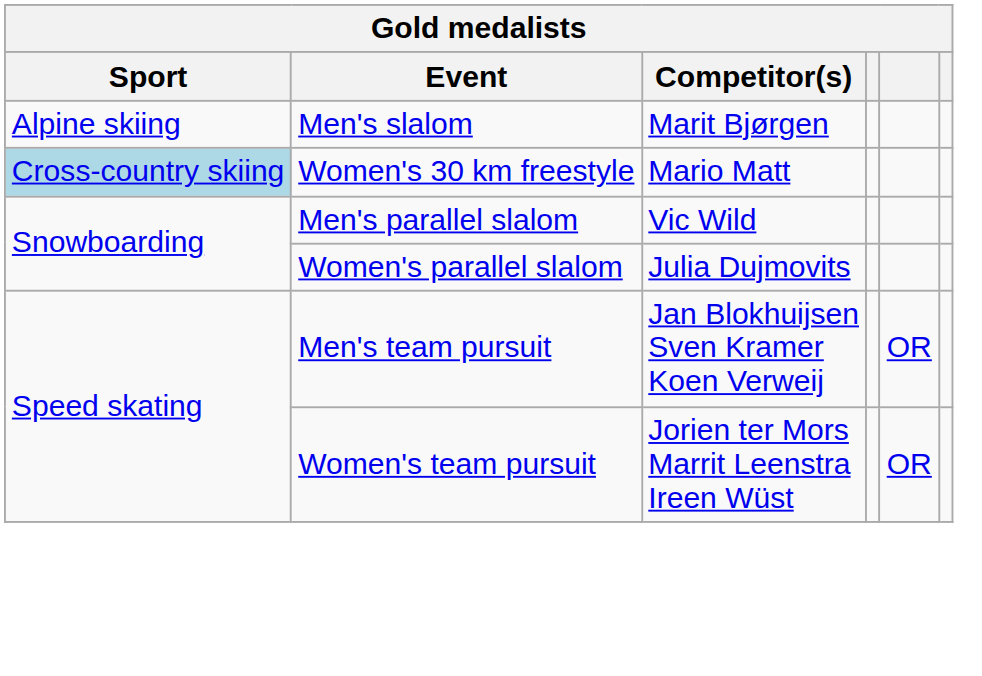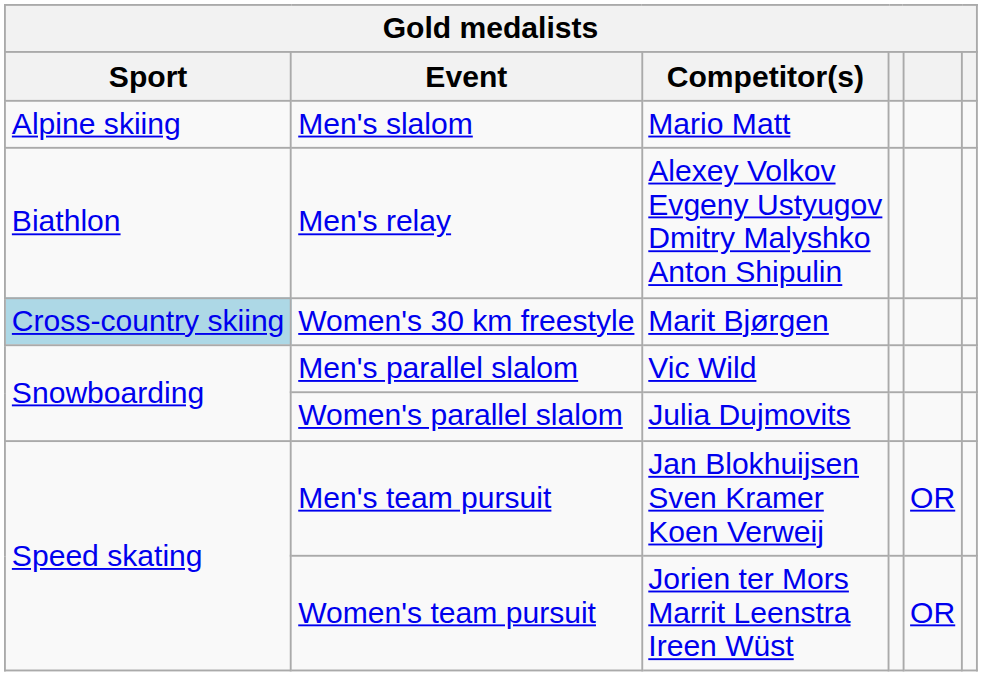(739, 123) Marit Bjørgen -> (719, 123) Mario Matt
+ row: (375, 222)
(719, 171) Mario Matt -> (739, 320) Marit Bjørgen
